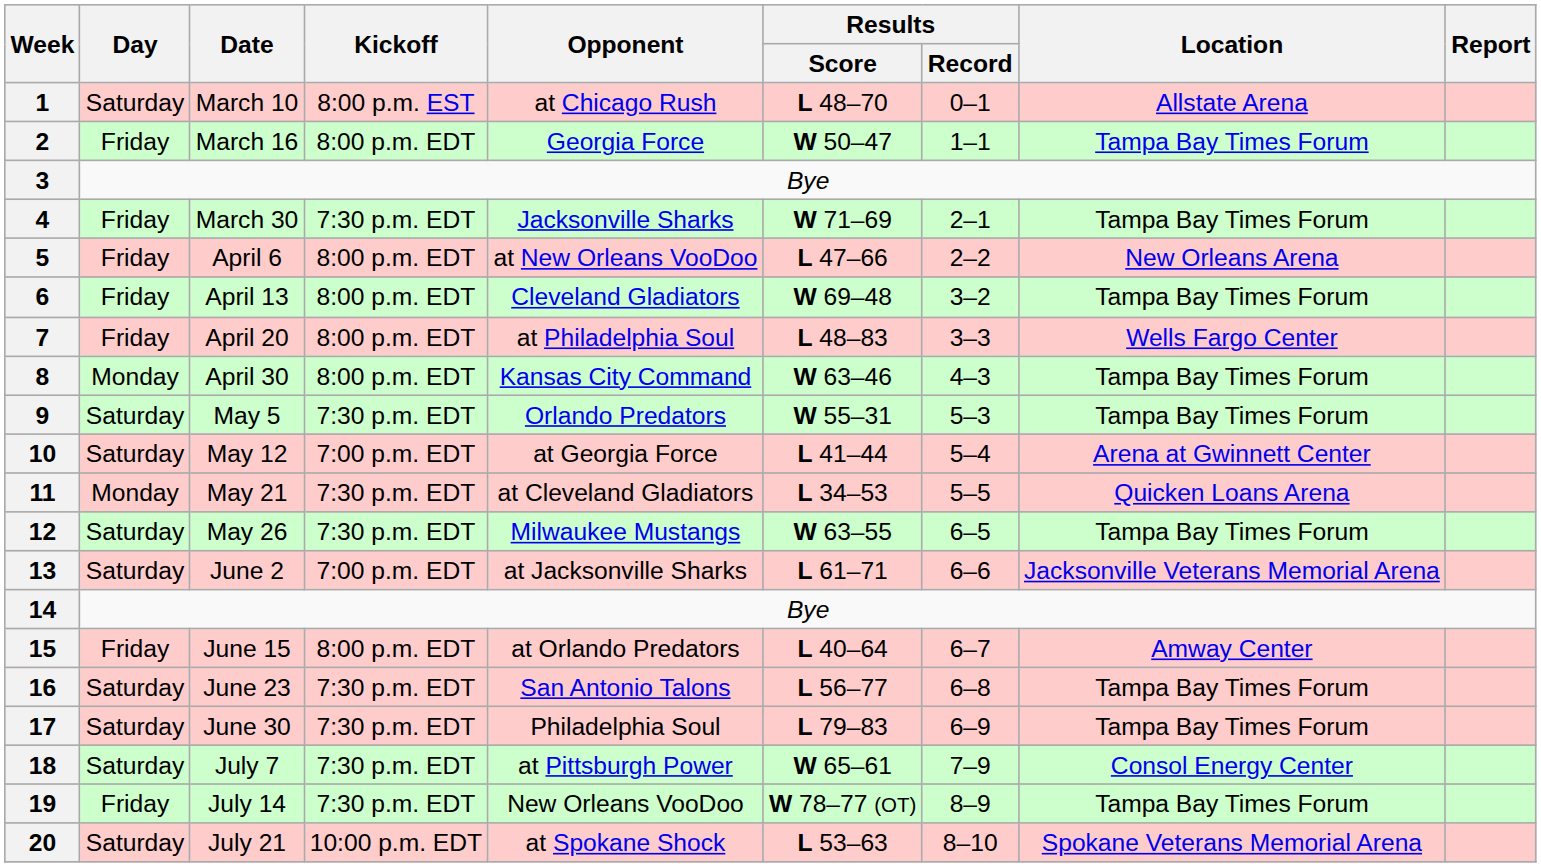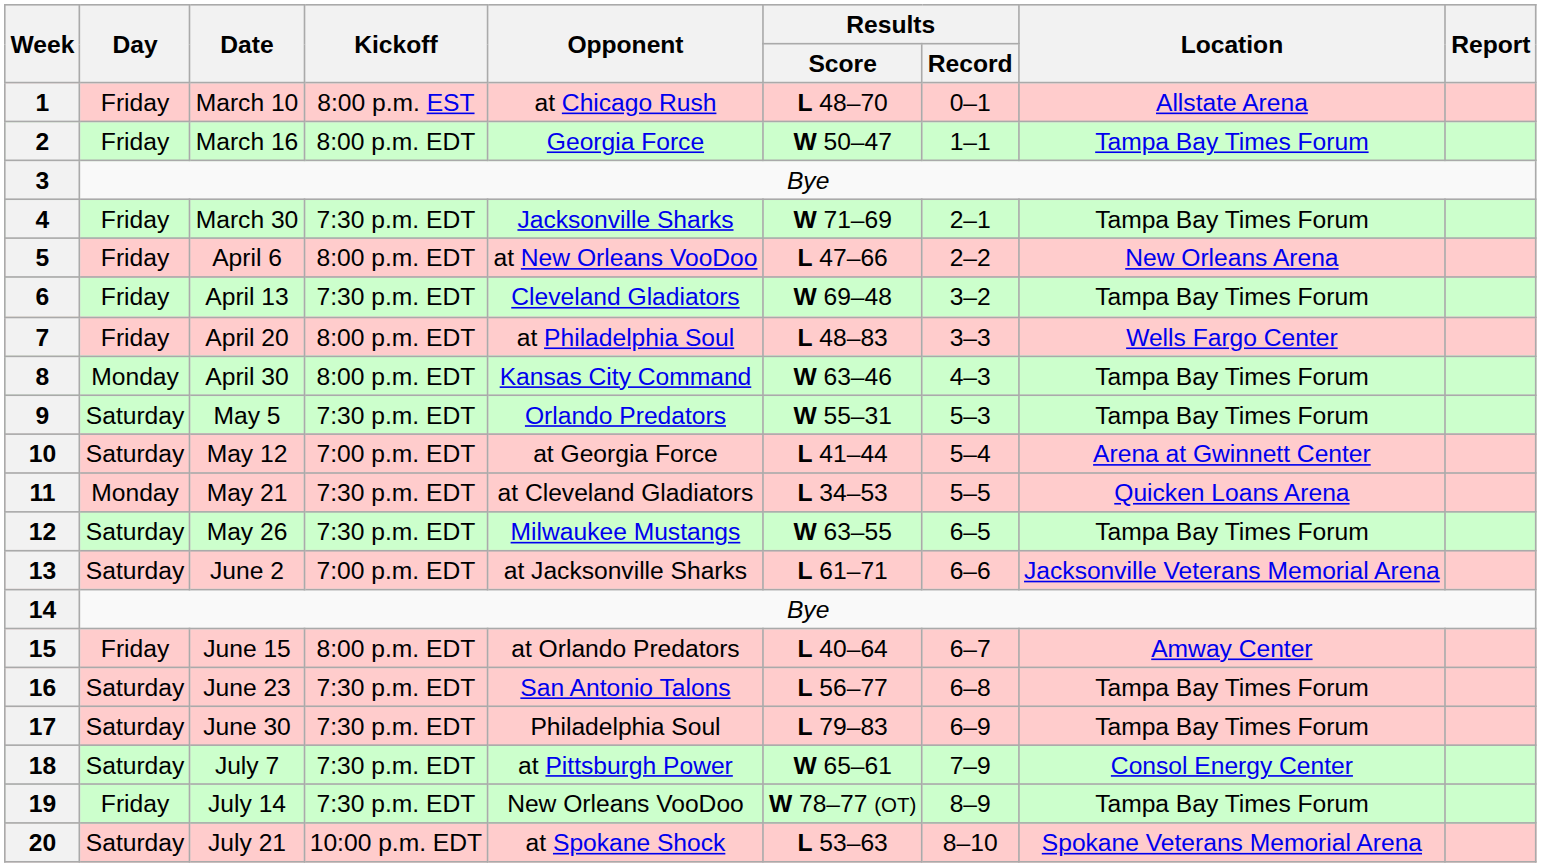(135, 102) Saturday -> (135, 102) Friday
(396, 297) 8:00 p.m. EDT -> (396, 297) 7:30 p.m. EDT
